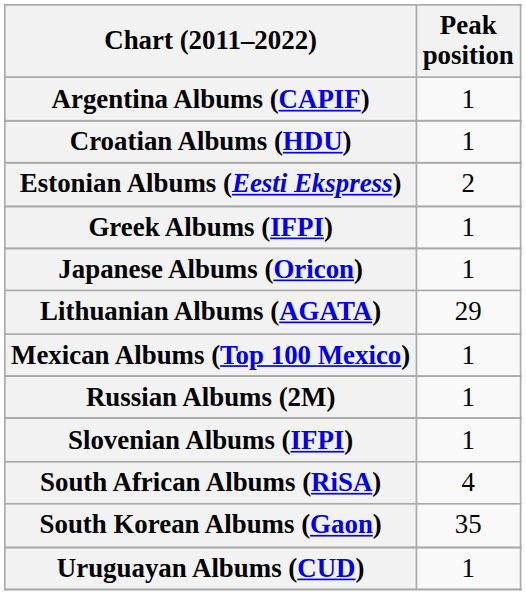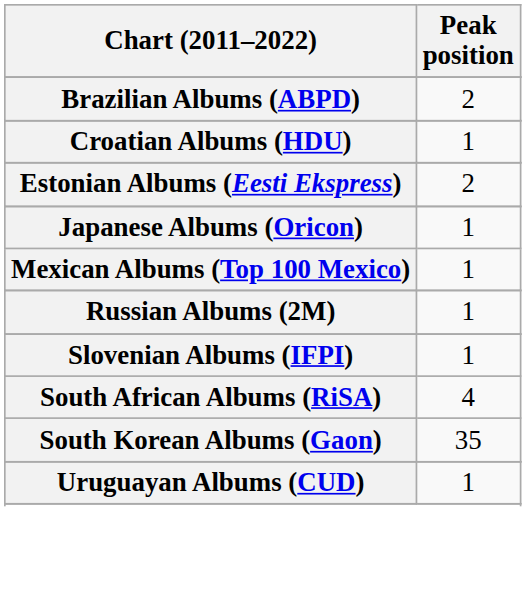- row: (211, 98)
+ row: (211, 98)
- row: (211, 226)
- row: (211, 311)
